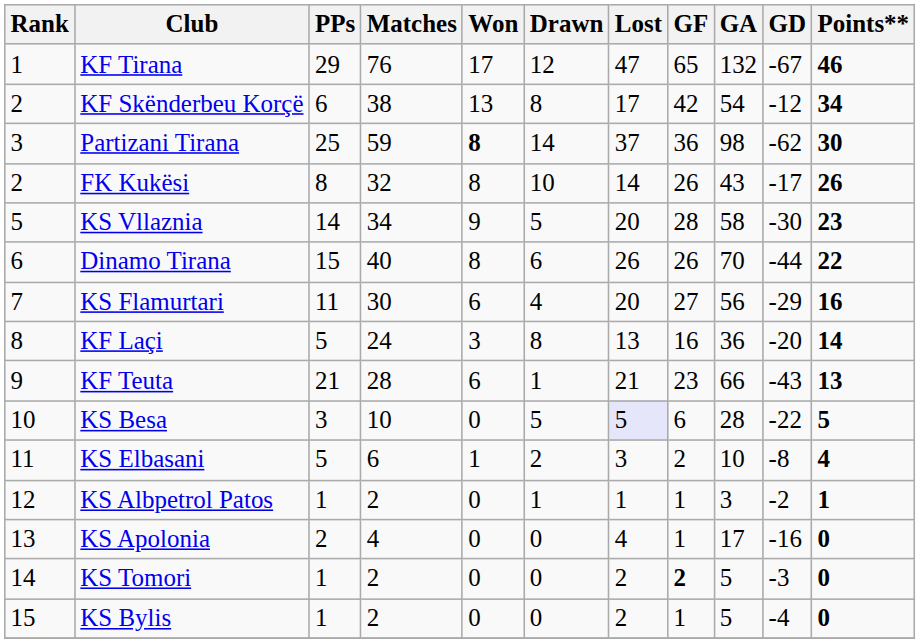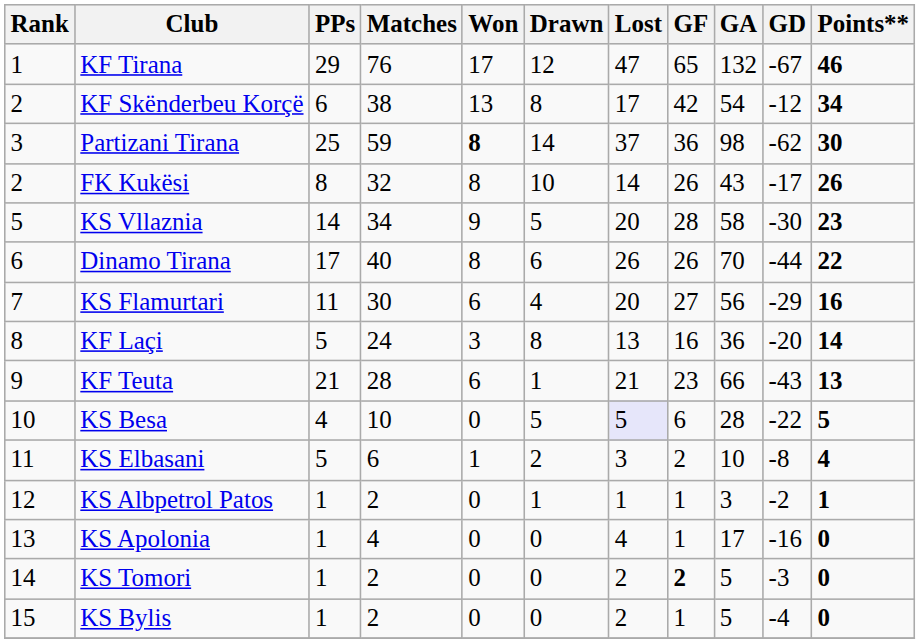(328, 261) 15 -> (328, 261) 17
(321, 420) 3 -> (321, 420) 4
(321, 538) 2 -> (321, 538) 1
